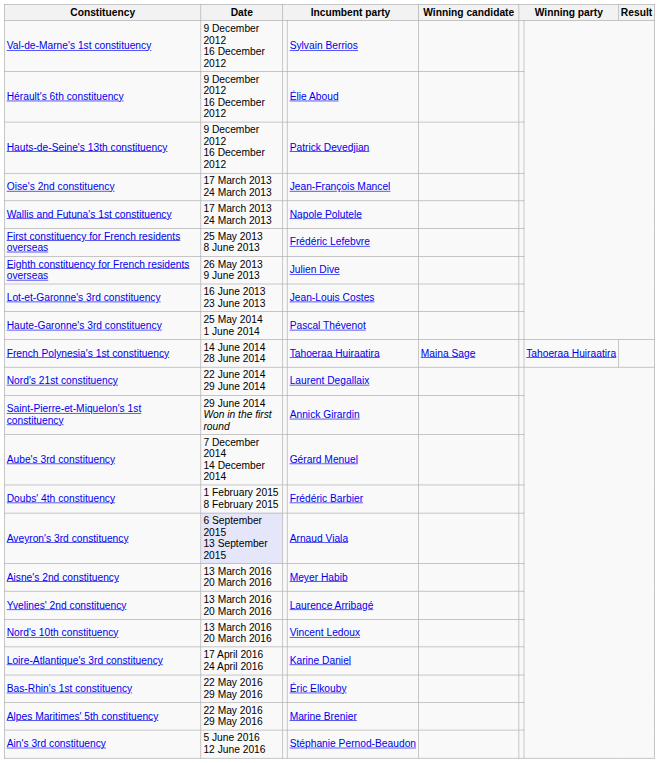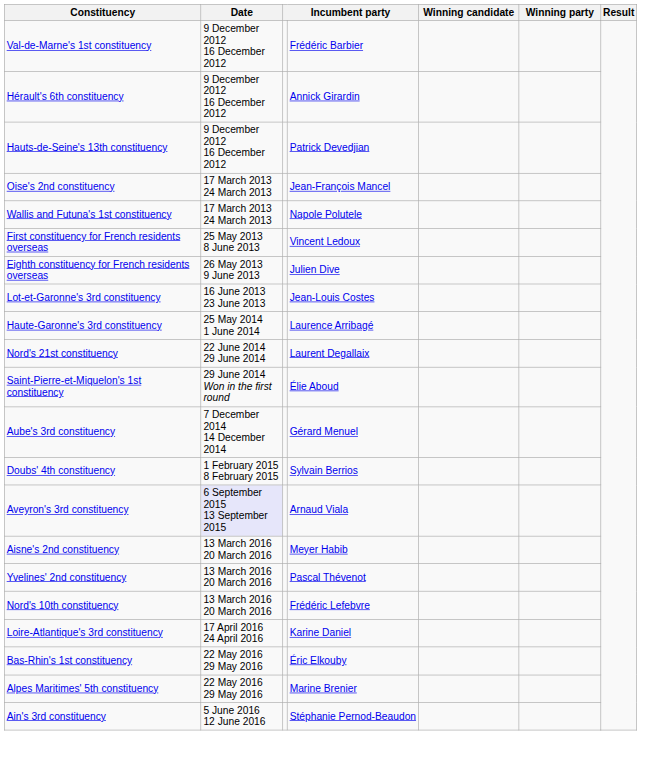(324, 46) Sylvain Berrios -> (326, 46) Frédéric Barbier
(314, 96) Élie Aboud -> (325, 96) Annick Girardin
(330, 242) Frédéric Lefebvre -> (325, 242) Vincent Ledoux
(328, 325) Pascal Thévenot -> (331, 325) Laurence Arribagé
- row: (88, 353)
(325, 414) Annick Girardin -> (314, 387) Élie Aboud
(326, 499) Frédéric Barbier -> (324, 471) Sylvain Berrios
(331, 605) Laurence Arribagé -> (328, 577) Pascal Thévenot
(325, 633) Vincent Ledoux -> (330, 605) Frédéric Lefebvre
